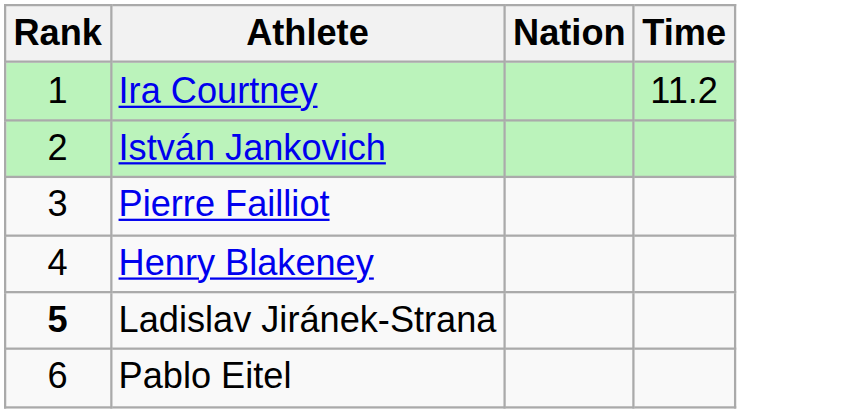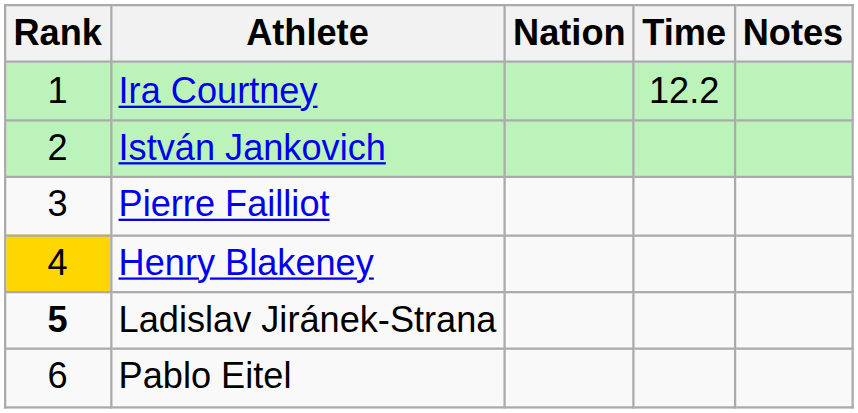+ column: (793, 33)
(684, 90) 11.2 -> (684, 90) 12.2
(58, 262) no background -> (58, 262) gold background
